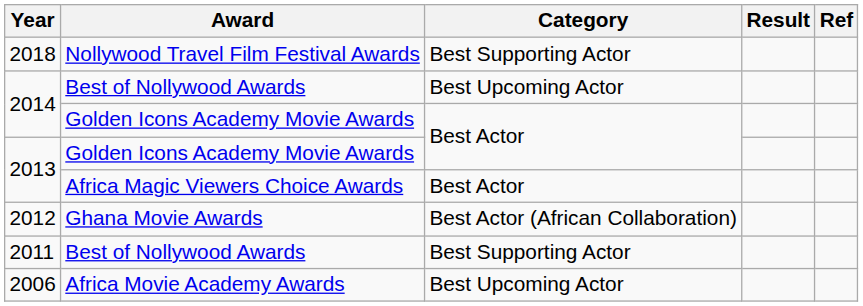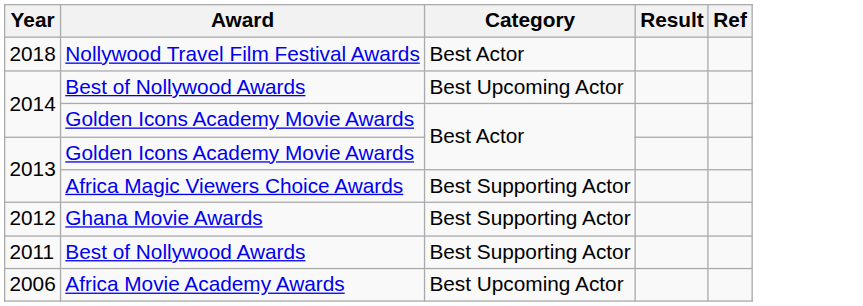(530, 53) Best Supporting Actor -> (477, 53) Best Actor
(477, 185) Best Actor -> (530, 185) Best Supporting Actor
(583, 218) Best Actor (African Collaboration) -> (530, 218) Best Supporting Actor
